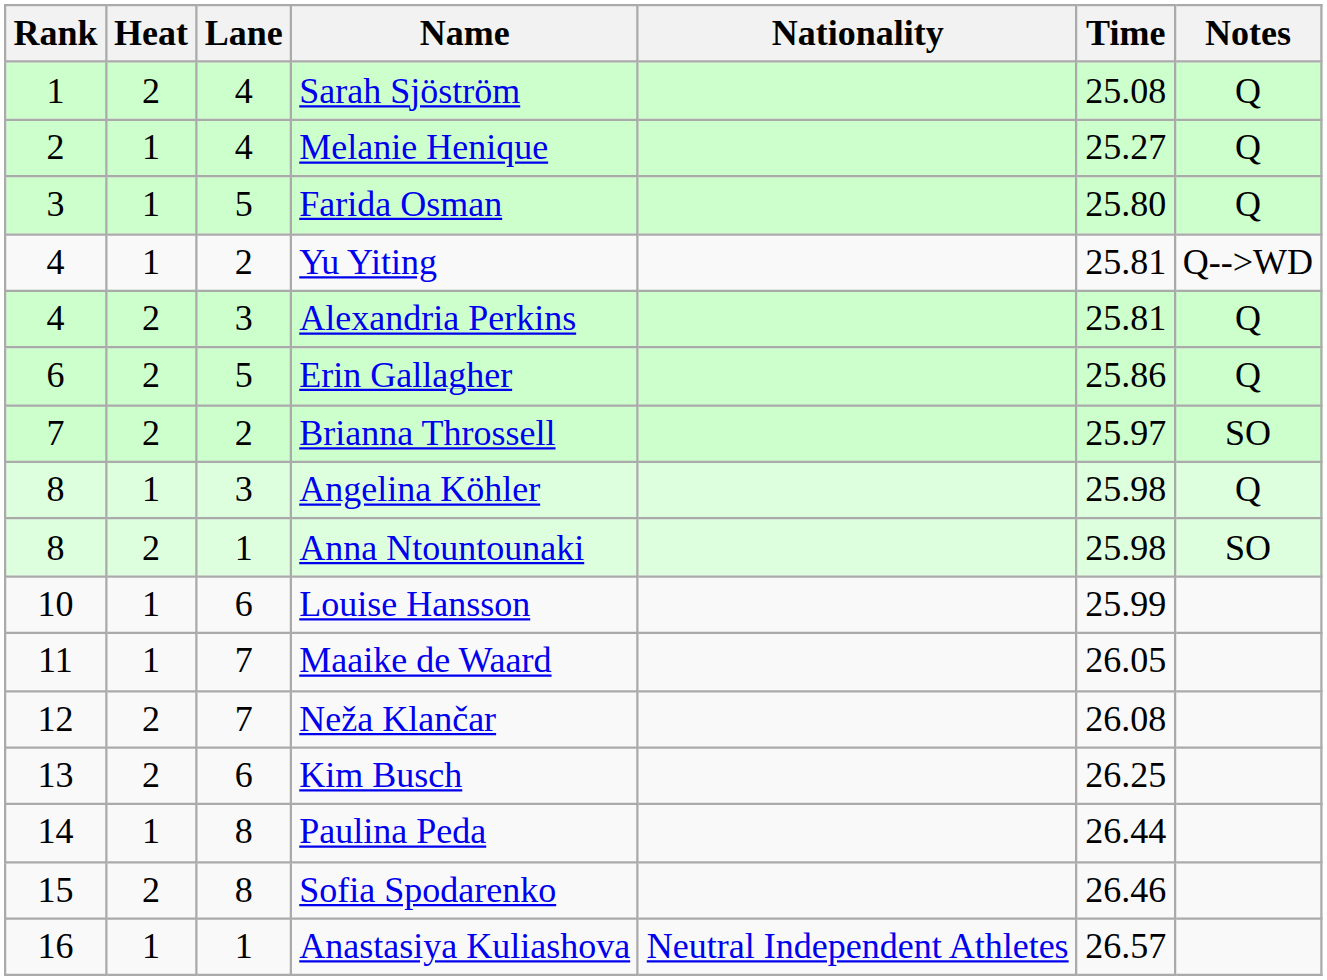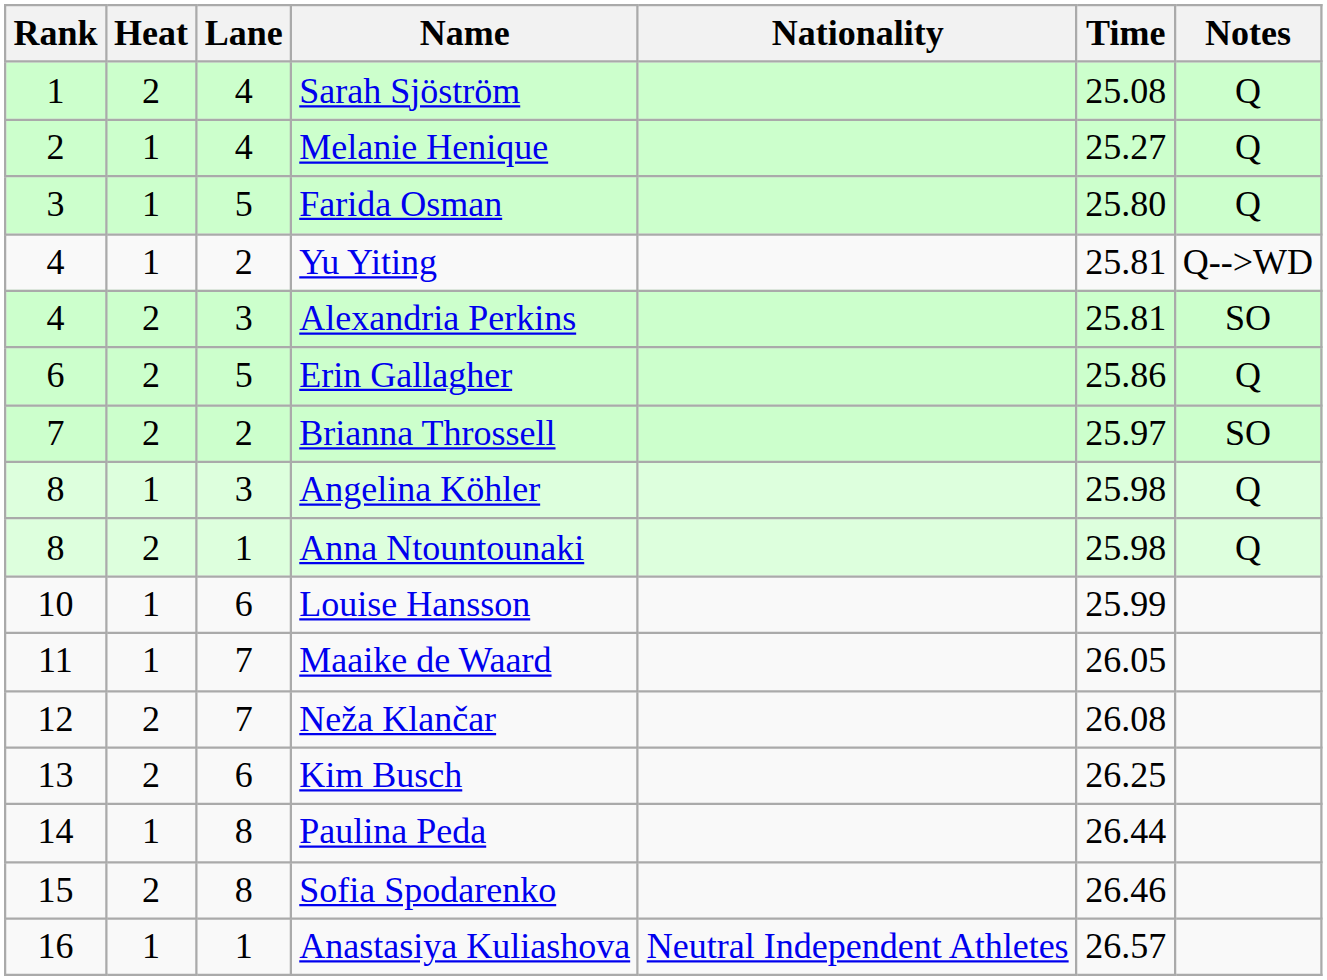(1248, 318) Q -> (1248, 318) SO
(1248, 546) SO -> (1248, 546) Q
